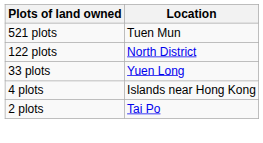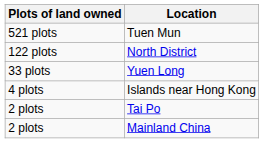+ row: (169, 128)
